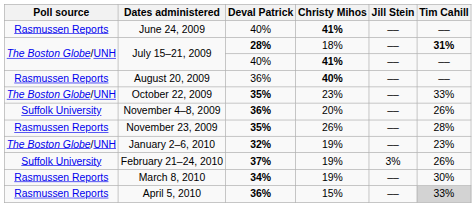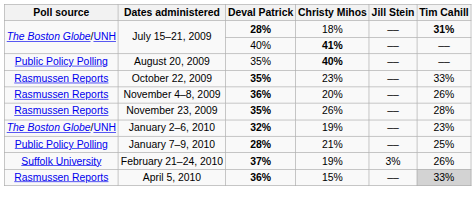- row: (172, 29)
(61, 78) Rasmussen Reports -> (61, 62) Public Policy Polling
(261, 78) 36% -> (261, 62) 35%
(61, 95) The Boston Globe/UNH -> (61, 78) Rasmussen Reports
(61, 111) Suffolk University -> (61, 95) Rasmussen Reports
+ row: (172, 144)
- row: (172, 177)
